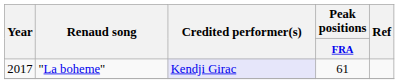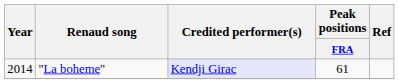(20, 68) 2017 -> (20, 68) 2014
